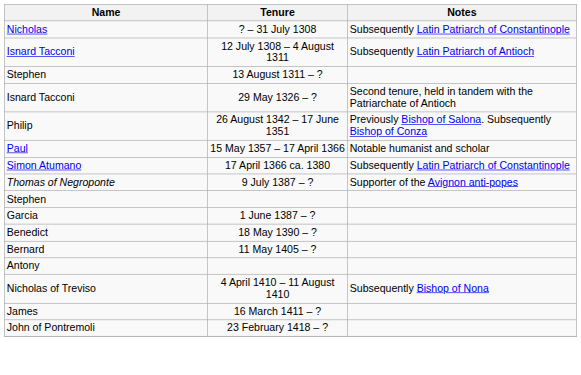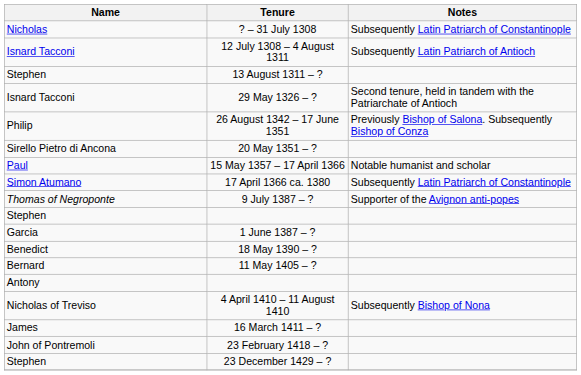+ row: (61, 148)
+ row: (26, 361)
